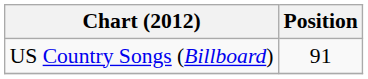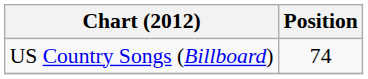(321, 55) 91 -> (321, 55) 74
